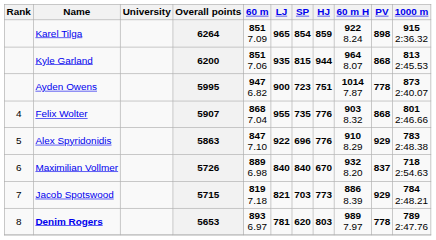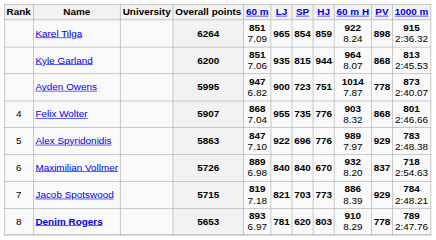(353, 141) 910 8.29 -> (353, 141) 989 7.97
(353, 221) 989 7.97 -> (353, 221) 910 8.29
